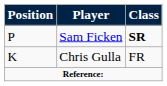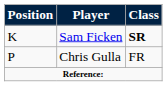(11, 36) P -> (12, 36) K
(12, 57) K -> (11, 57) P
